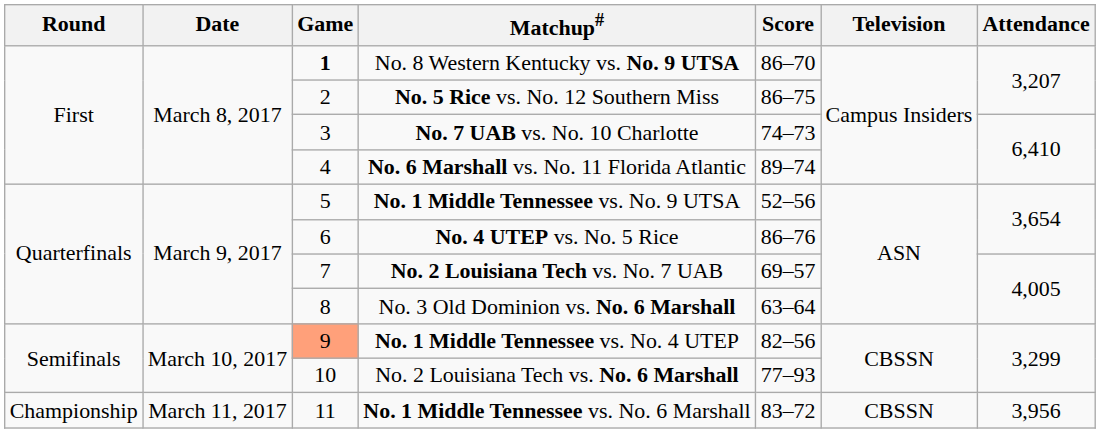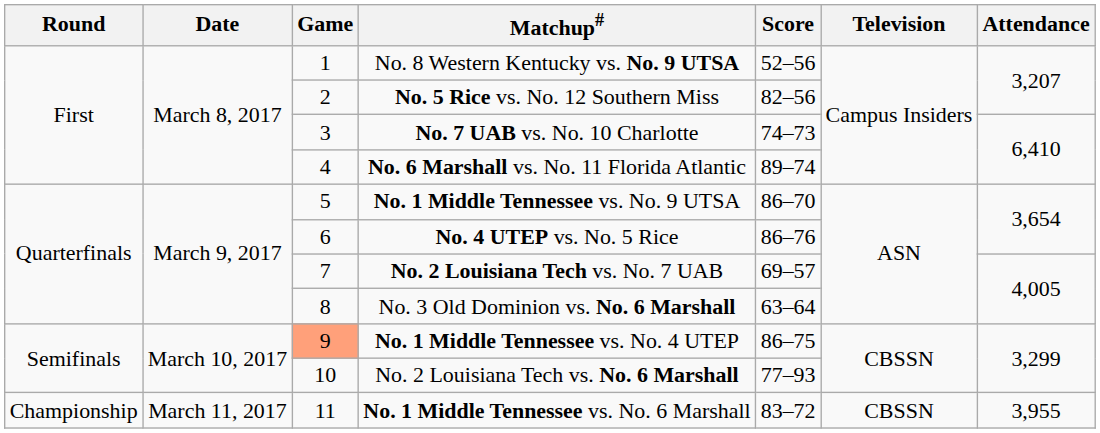(325, 62) bold -> (325, 62) normal
(788, 62) 86–70 -> (788, 62) 52–56
(788, 97) 86–75 -> (788, 97) 82–56
(788, 201) 52–56 -> (788, 201) 86–70
(788, 340) 82–56 -> (788, 340) 86–75
(1036, 410) 3,956 -> (1036, 410) 3,955
